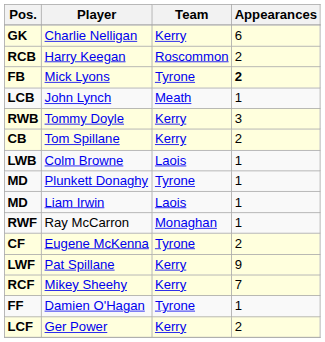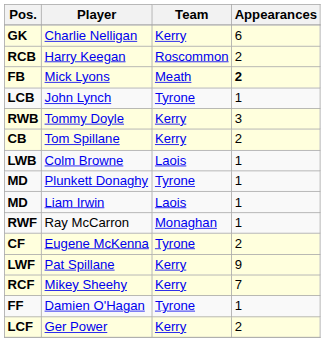(175, 77) Tyrone -> (173, 77) Meath
(173, 98) Meath -> (175, 98) Tyrone
